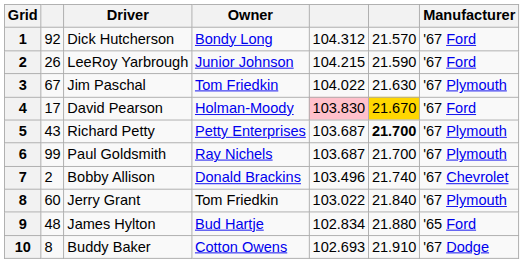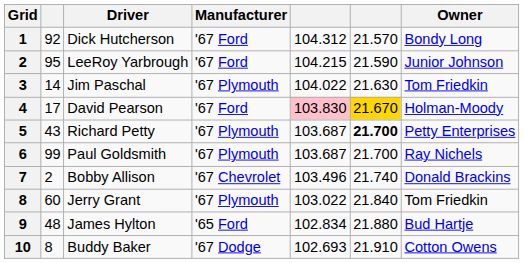columns swapped: (469, 16) <-> (250, 16)
(53, 62) 26 -> (53, 62) 95
(53, 85) 67 -> (53, 85) 14
